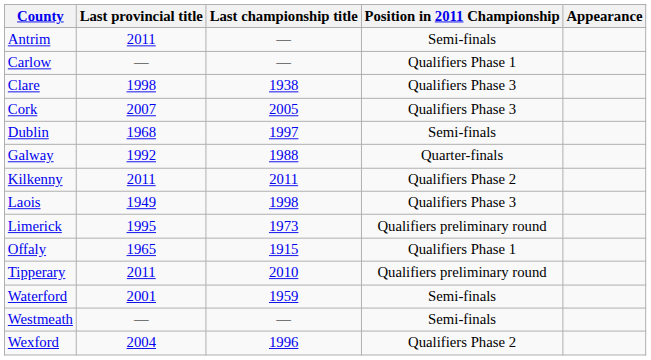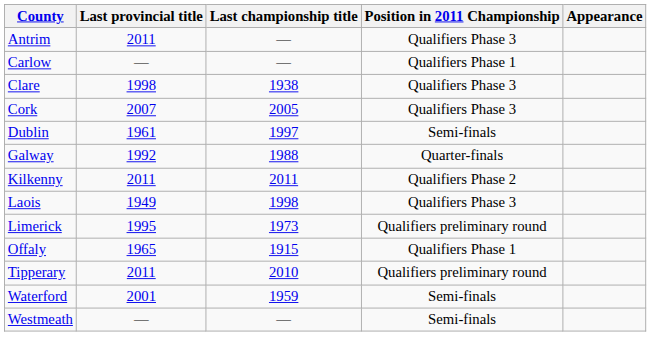(462, 39) Semi-finals -> (462, 39) Qualifiers Phase 3
(141, 132) 1968 -> (141, 132) 1961
- row: (33, 343)
